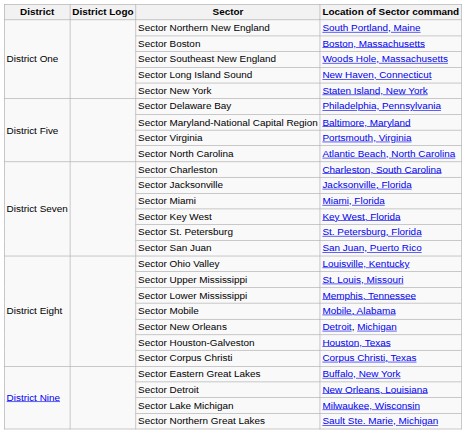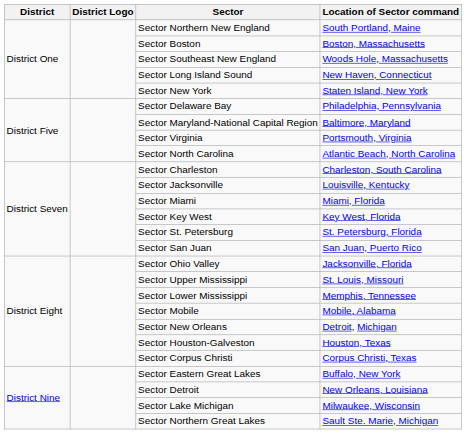(367, 185) Jacksonville, Florida -> (366, 185) Louisville, Kentucky
(366, 264) Louisville, Kentucky -> (367, 264) Jacksonville, Florida
